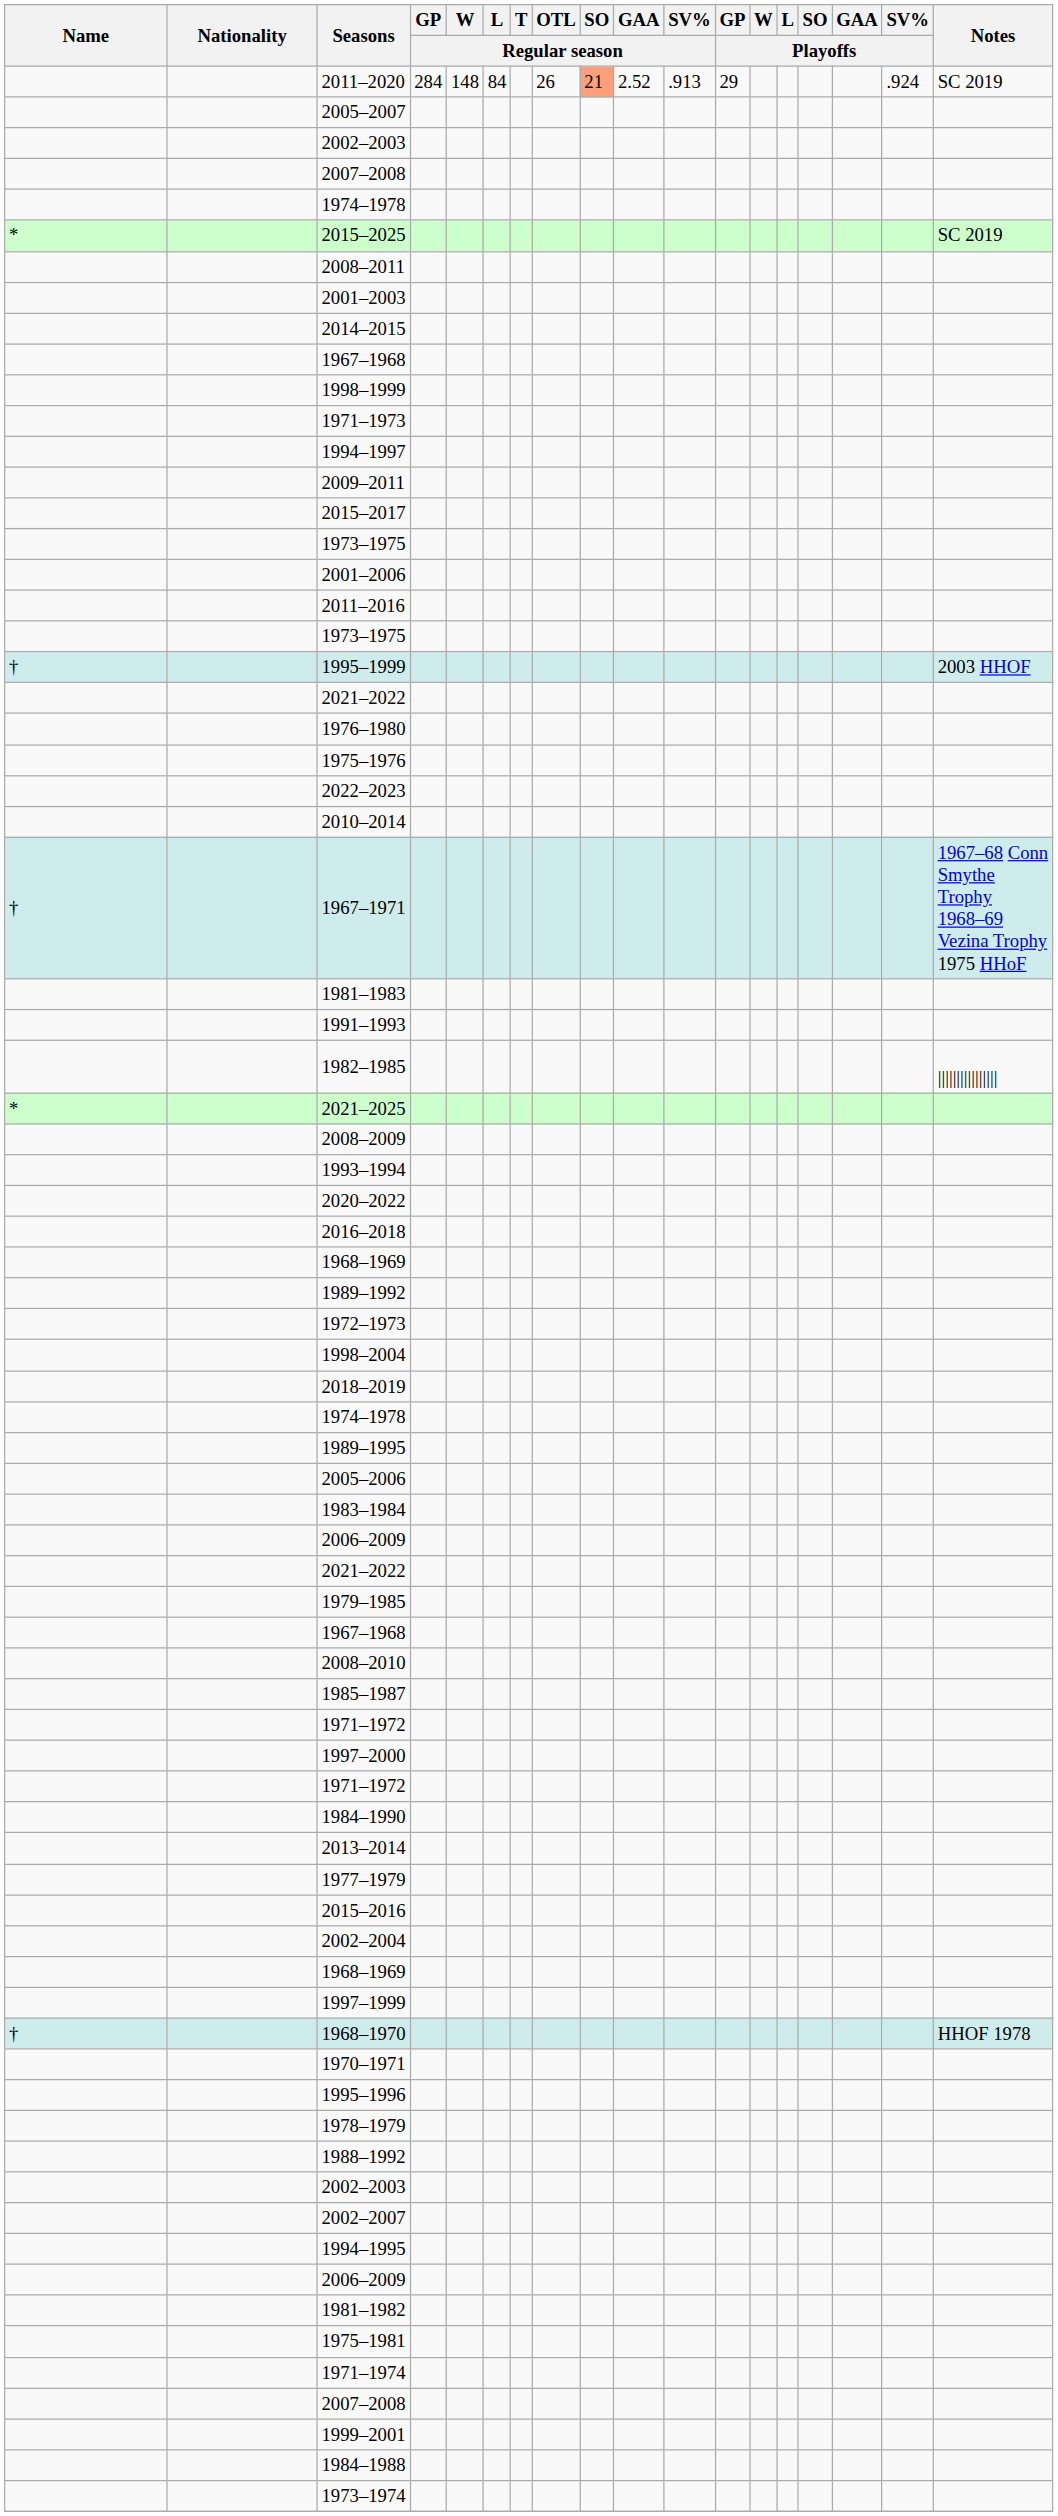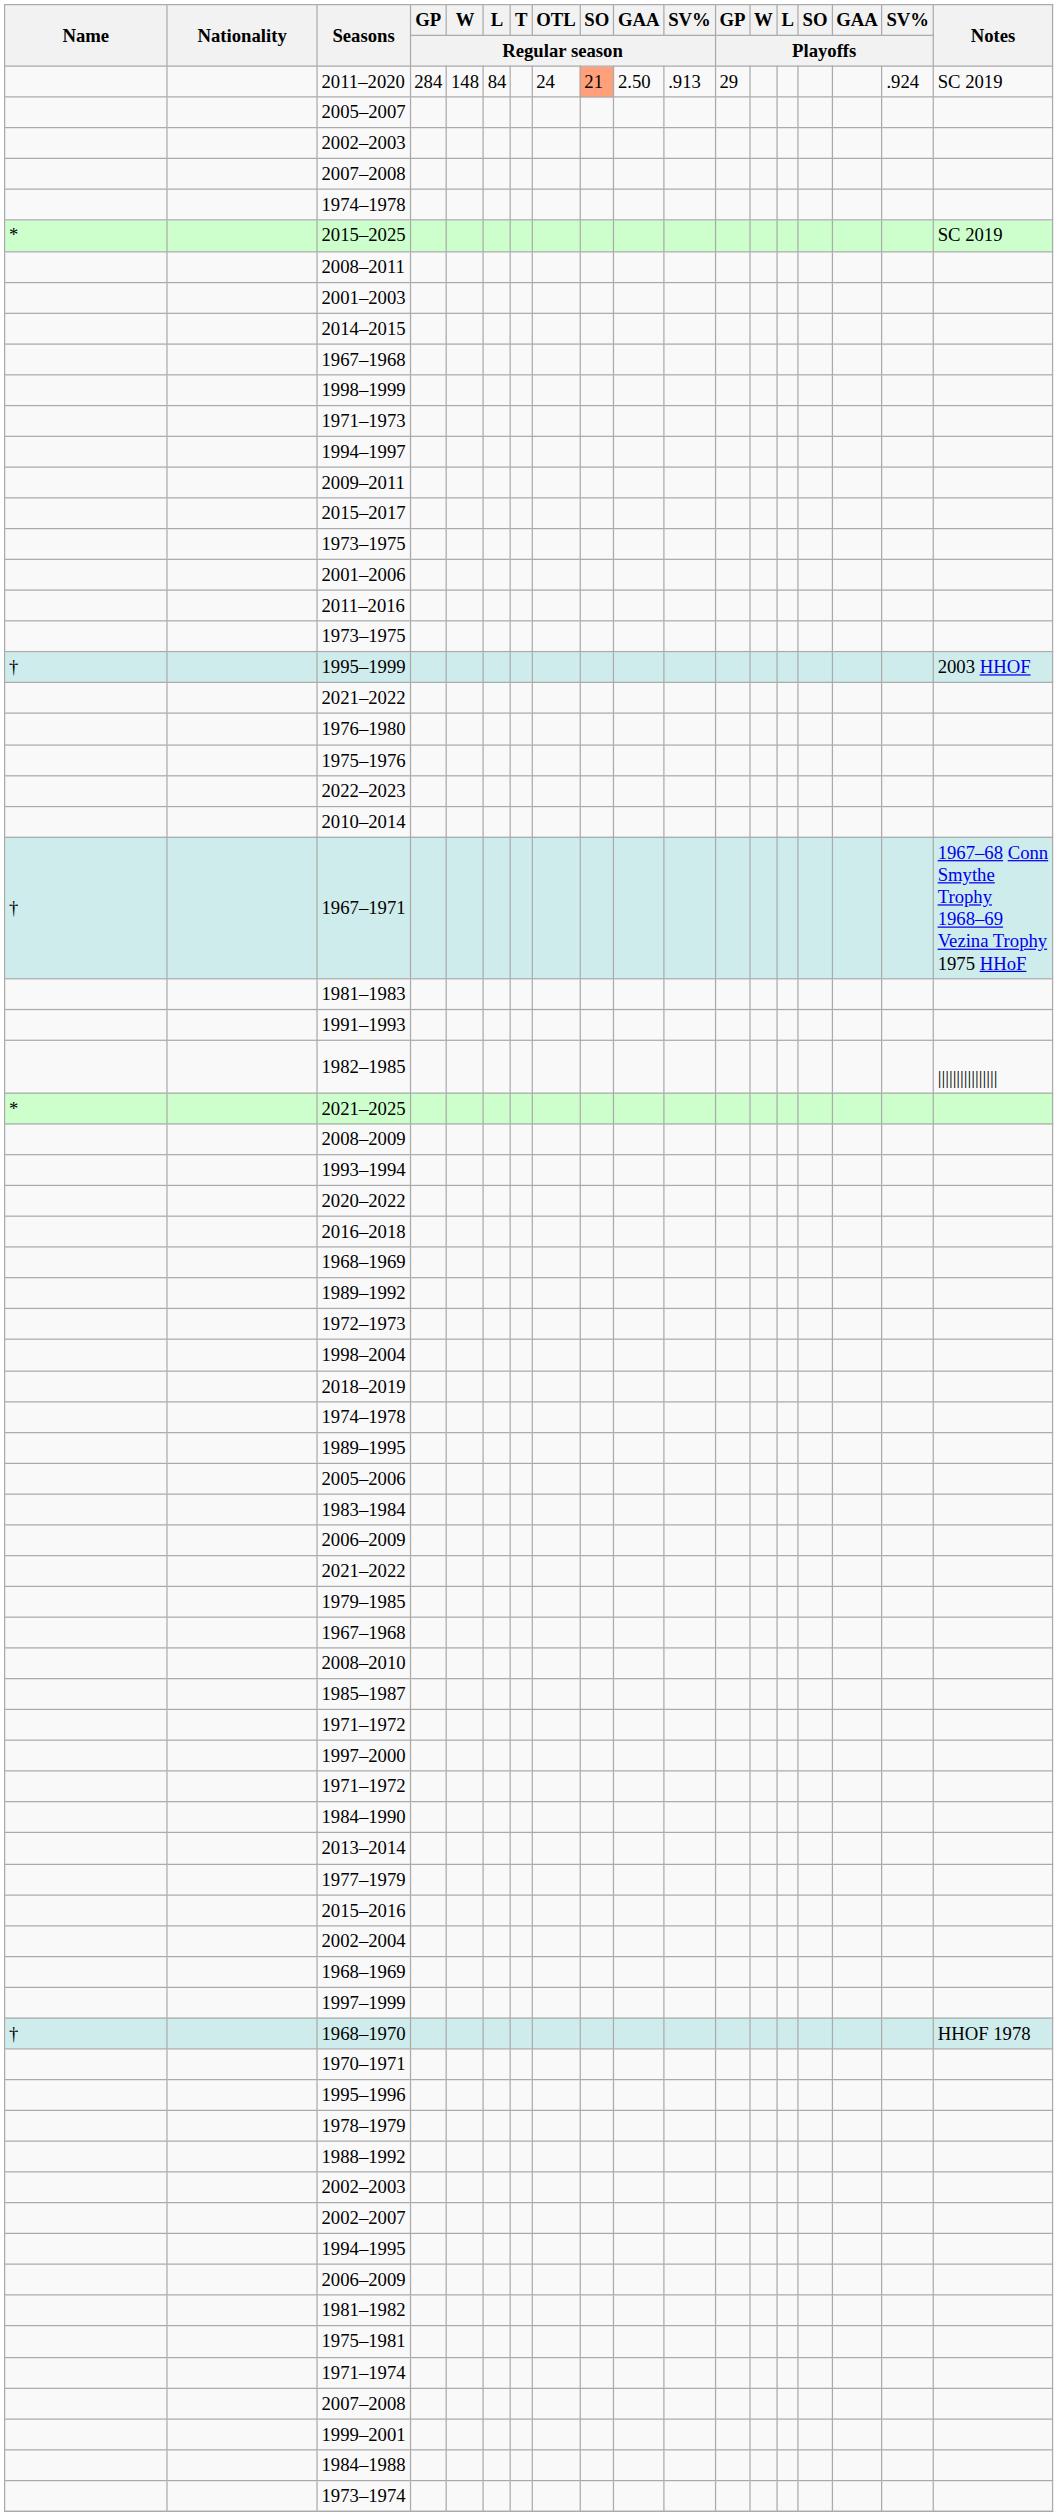(546, 81) 26 -> (546, 81) 24
(634, 81) 2.52 -> (634, 81) 2.50
